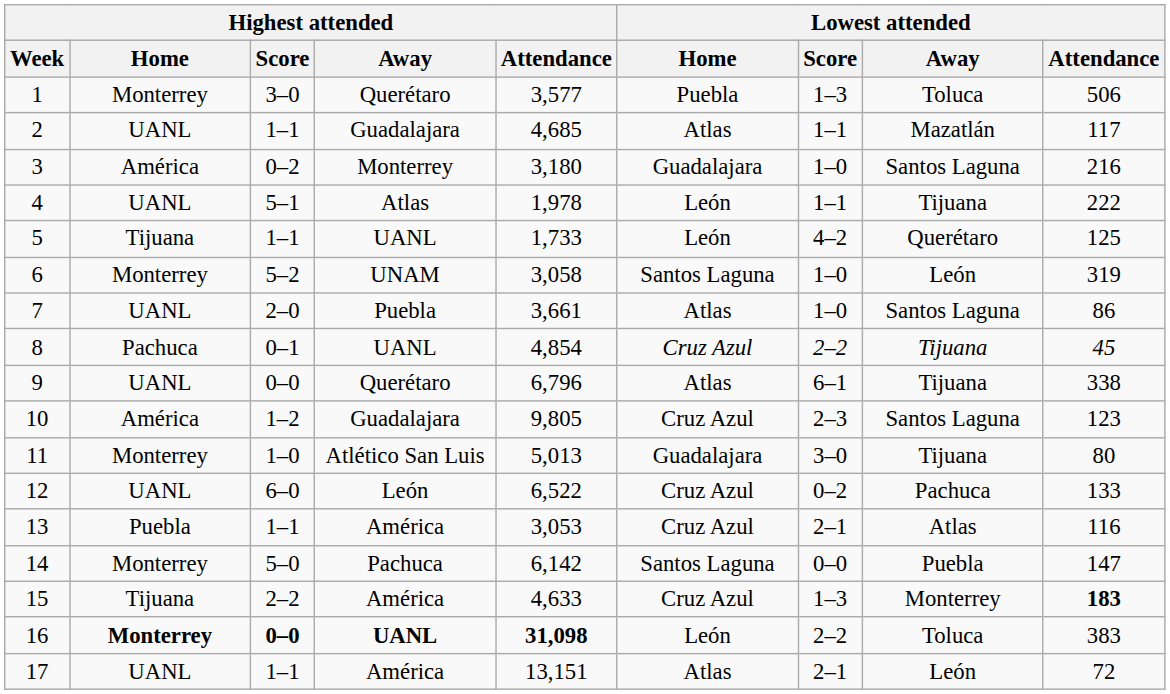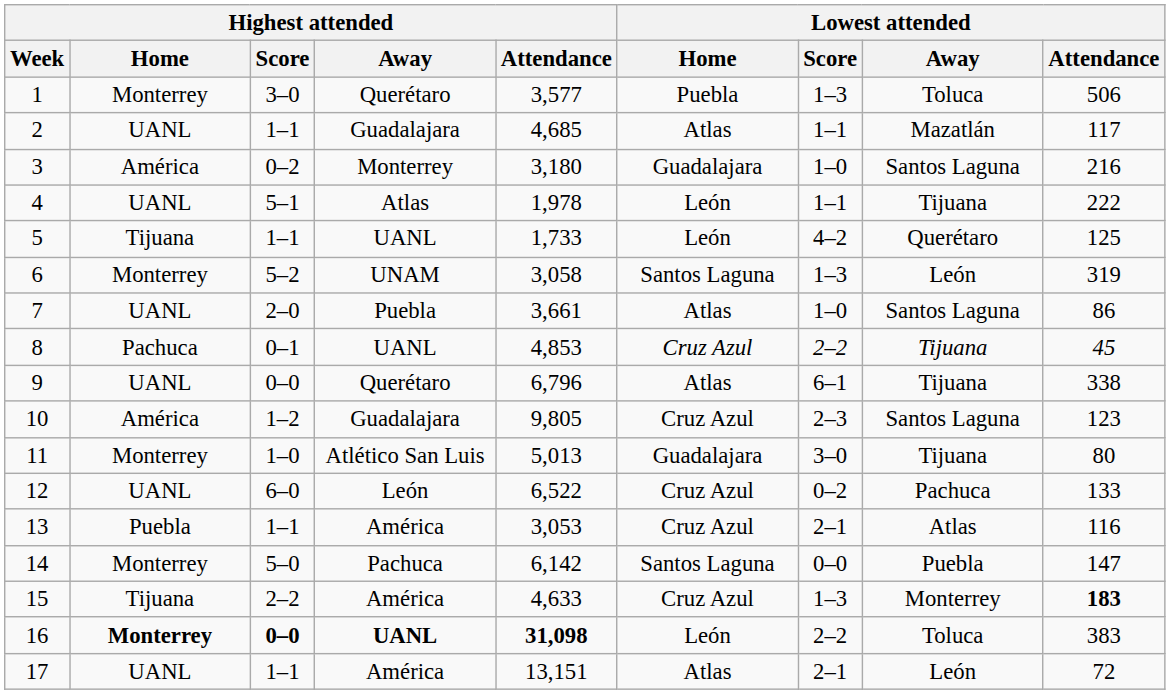(830, 274) 1–0 -> (830, 274) 1–3
(556, 346) 4,854 -> (556, 346) 4,853
